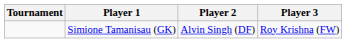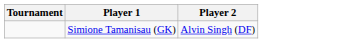- column: (300, 12)
